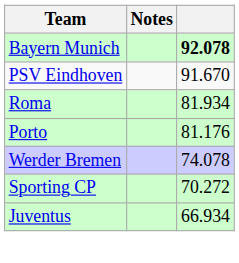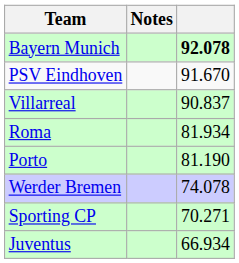+ row: (42, 103)
(206, 132) 81.176 -> (206, 160) 81.190
(206, 188) 70.272 -> (206, 216) 70.271
